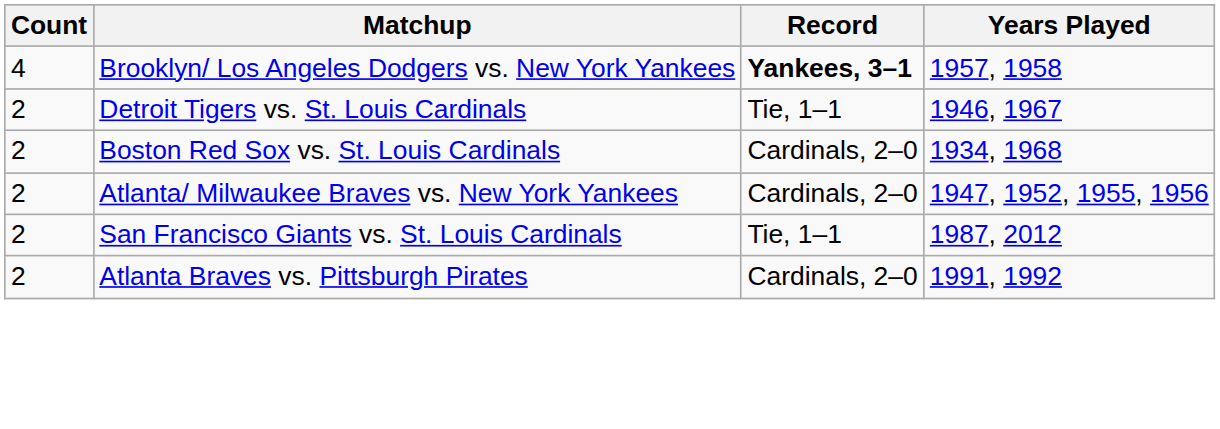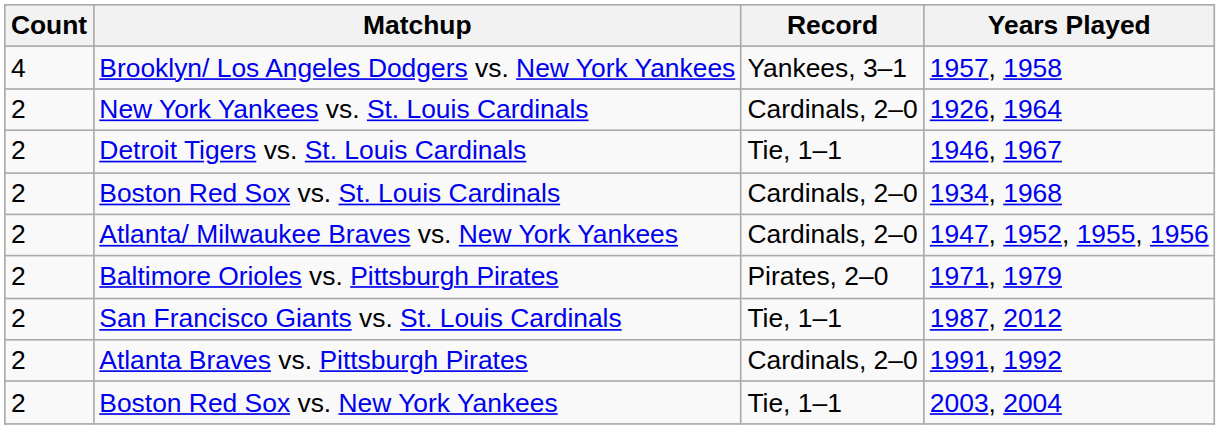(830, 67) bold -> (827, 67) normal
+ row: (344, 109)
+ row: (329, 276)
+ row: (328, 402)
